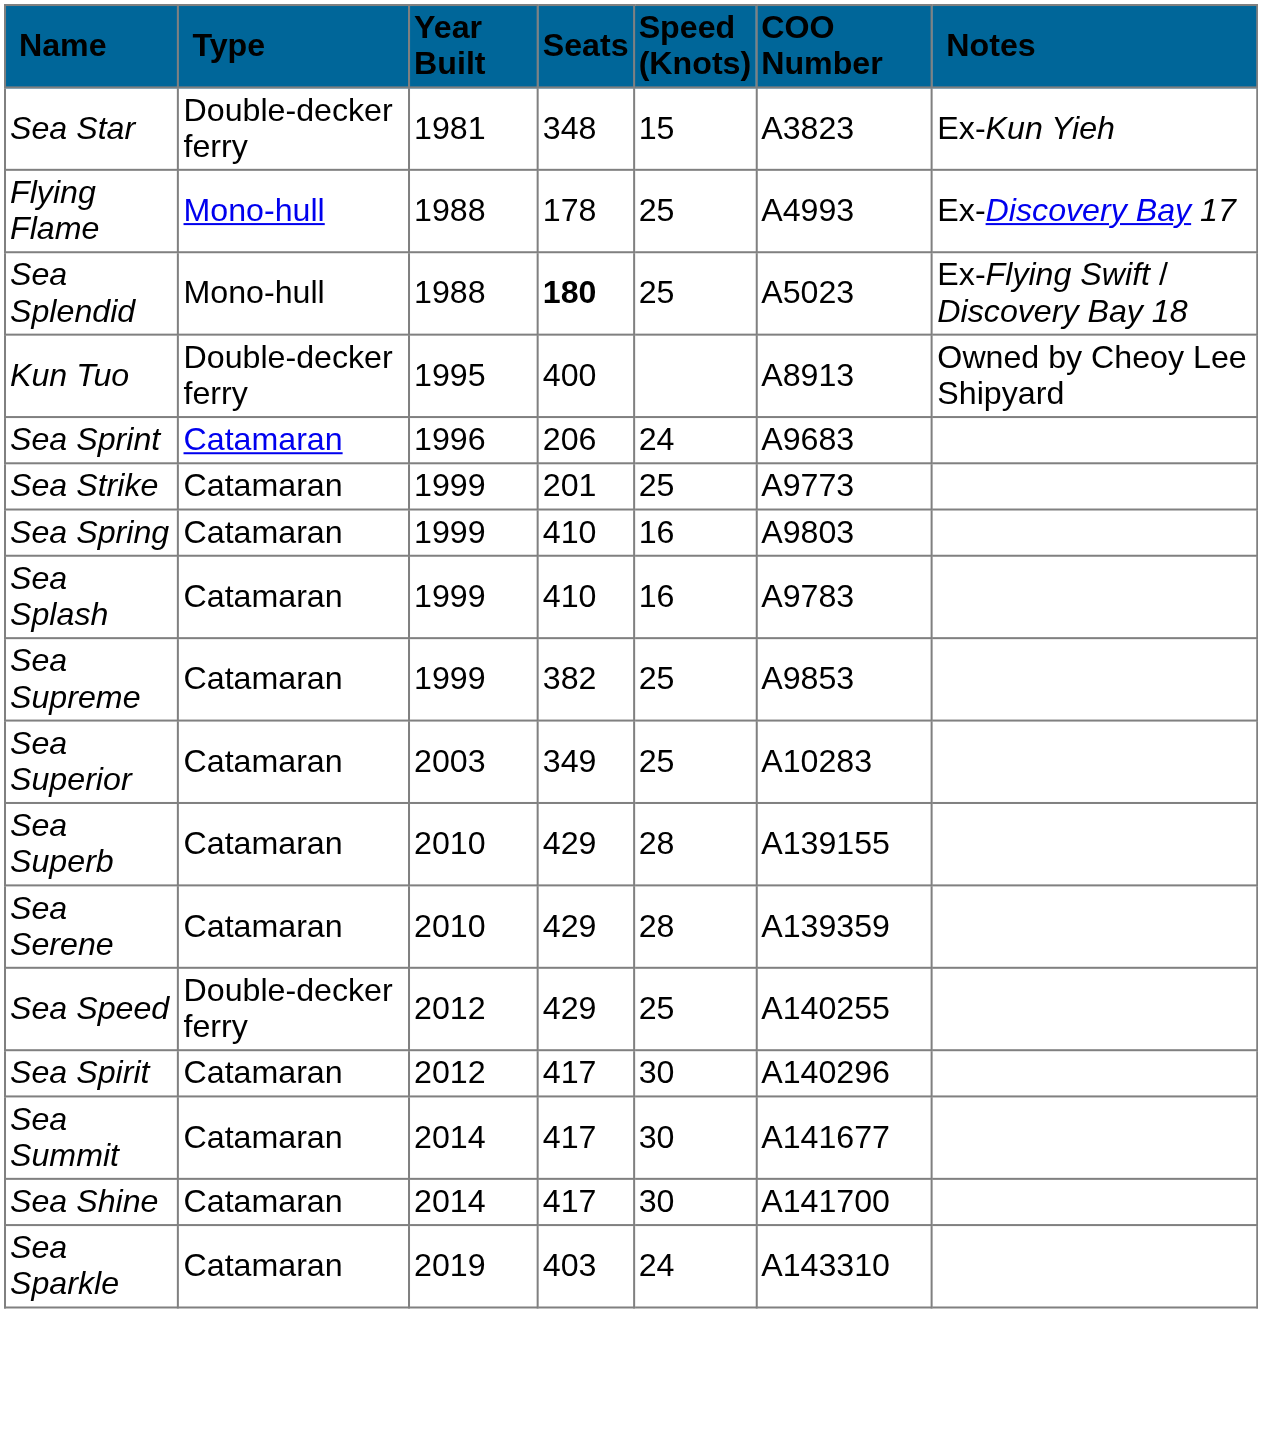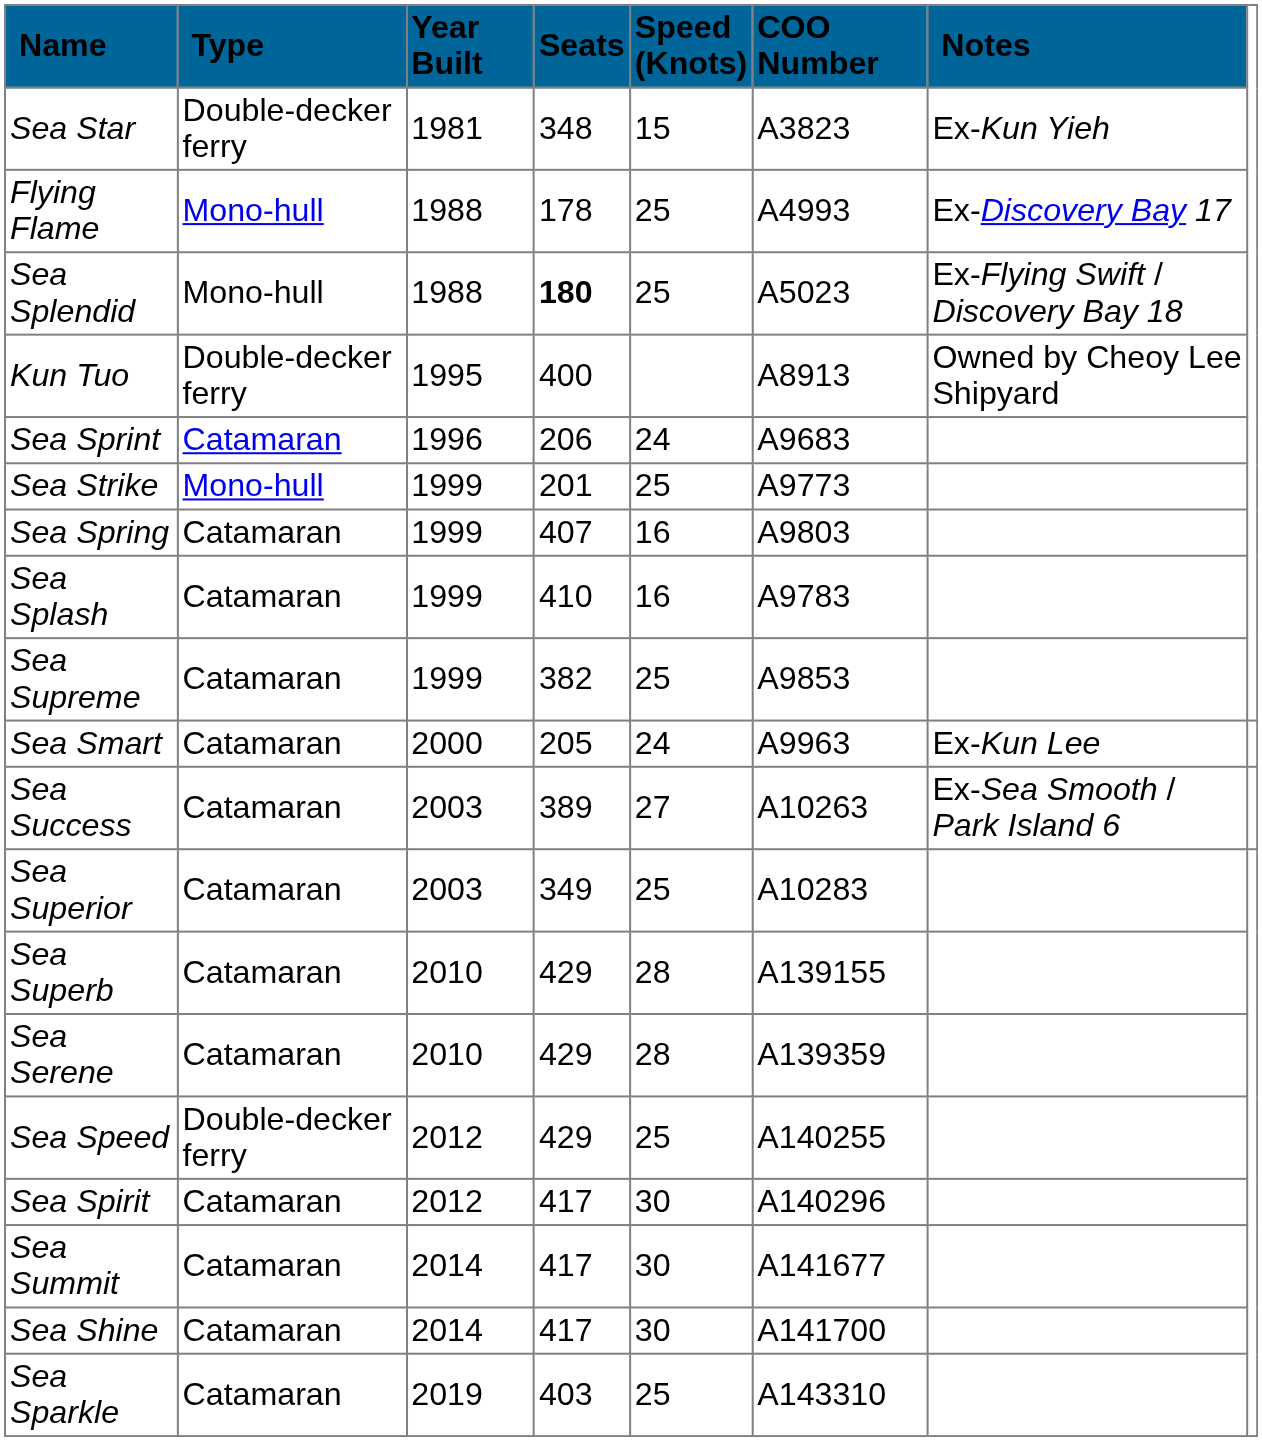(263, 485) Catamaran -> (253, 485) Mono-hull
(570, 532) 410 -> (566, 532) 407
+ row: (86, 743)
+ row: (71, 807)
(657, 1265) 24 -> (653, 1394) 25
